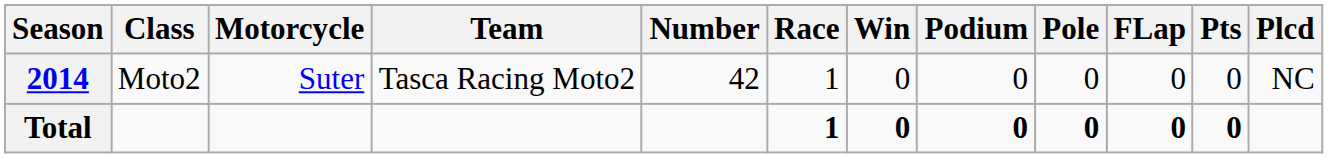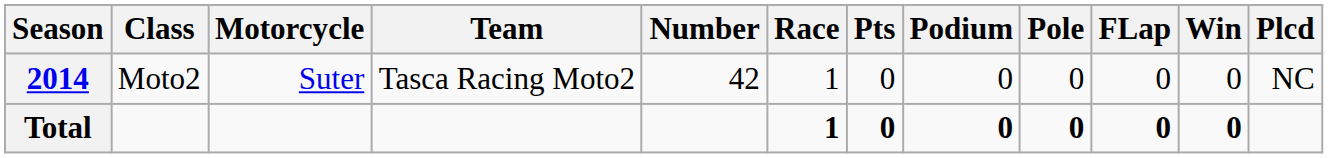columns swapped: (882, 29) <-> (1221, 29)
